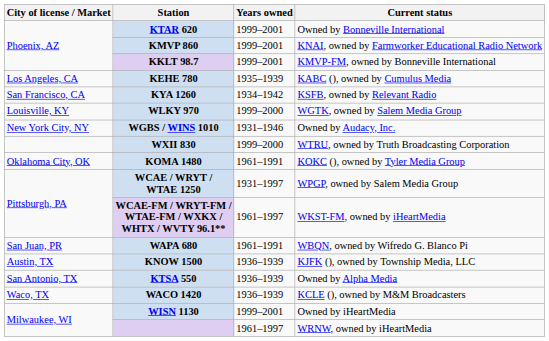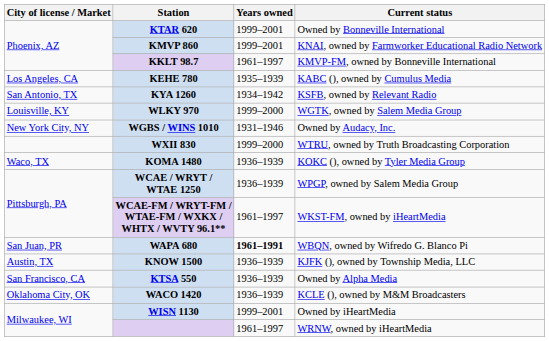(260, 62) 1999–2001 -> (260, 62) 1961–1997
(46, 95) San Francisco, CA -> (42, 95) San Antonio, TX
(48, 161) Oklahoma City, OK -> (28, 161) Waco, TX
(260, 161) 1961–1991 -> (260, 161) 1936–1939
(260, 183) 1931–1997 -> (260, 183) 1936–1939
(260, 245) normal -> (260, 245) bold
(42, 278) San Antonio, TX -> (46, 278) San Francisco, CA
(28, 295) Waco, TX -> (48, 295) Oklahoma City, OK
